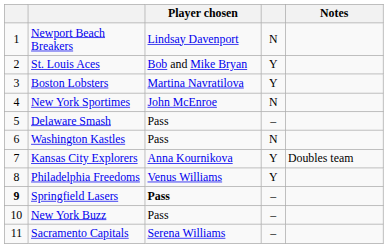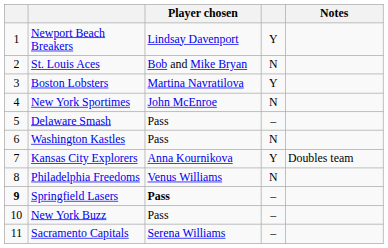(273, 39) N -> (273, 39) Y
(273, 64) Y -> (273, 64) N
(273, 177) Y -> (273, 177) N
